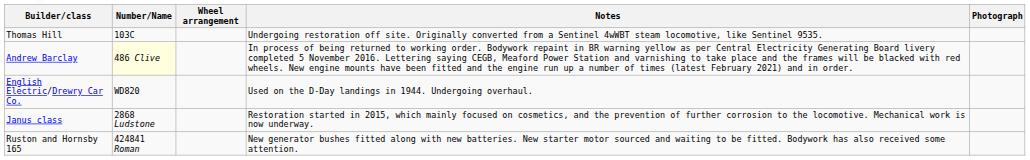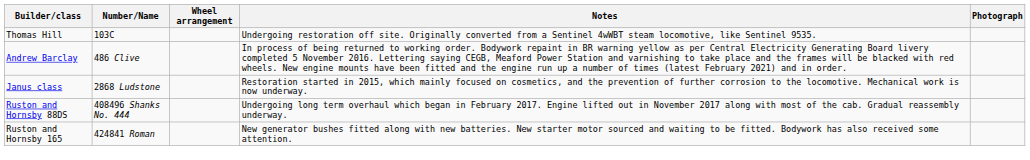(137, 58) lightyellow background -> (117, 58) no background
- row: (55, 92)
+ row: (37, 110)
